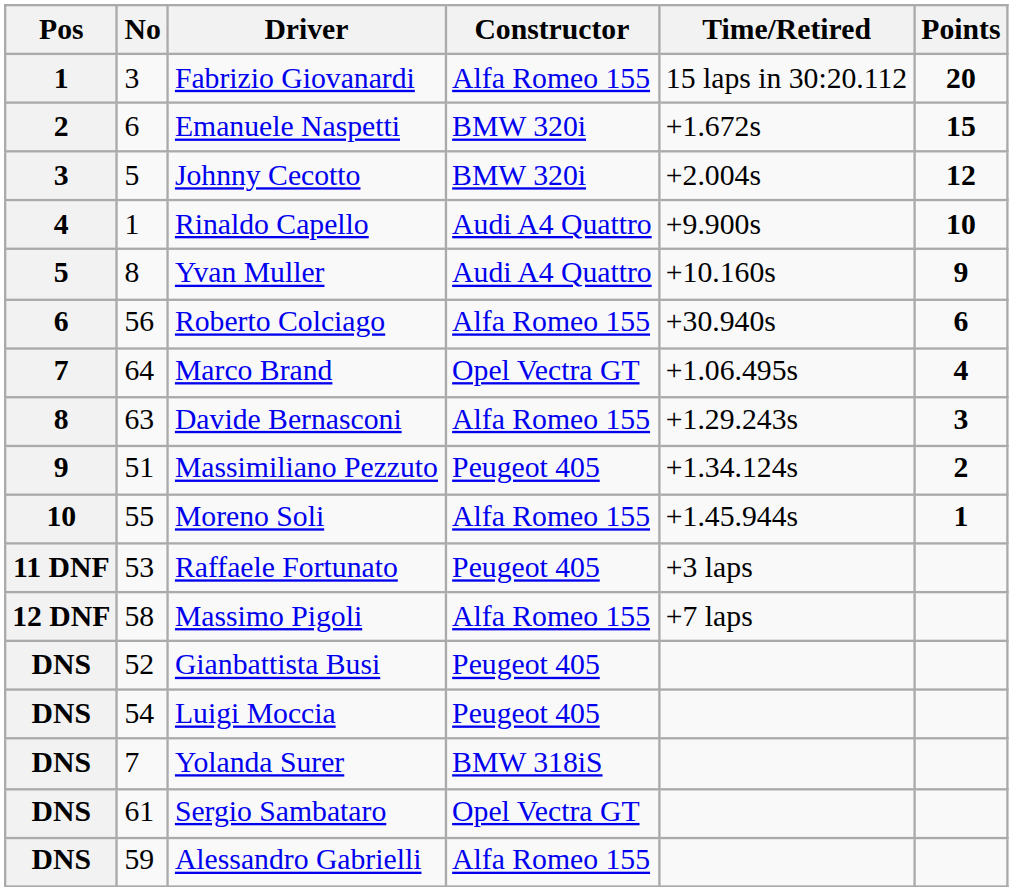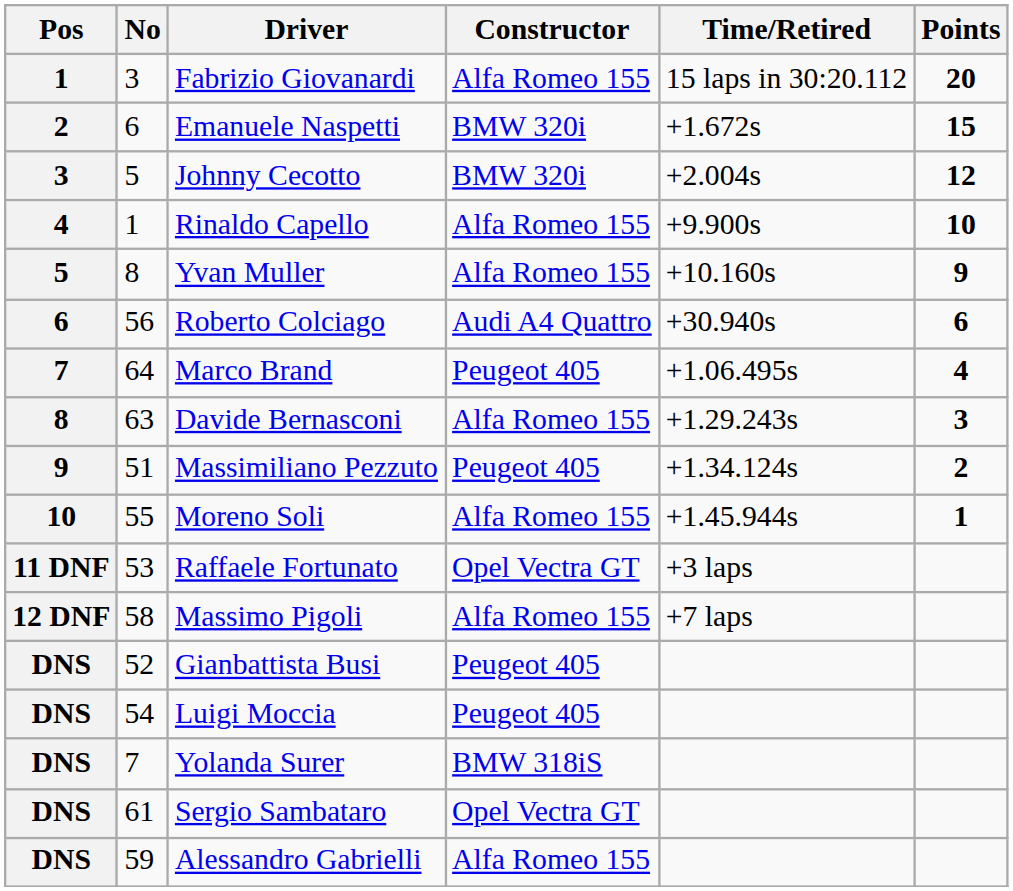(552, 224) Audi A4 Quattro -> (551, 224) Alfa Romeo 155
(552, 273) Audi A4 Quattro -> (551, 273) Alfa Romeo 155
(551, 322) Alfa Romeo 155 -> (552, 322) Audi A4 Quattro
(546, 371) Opel Vectra GT -> (526, 371) Peugeot 405
(526, 567) Peugeot 405 -> (546, 567) Opel Vectra GT
